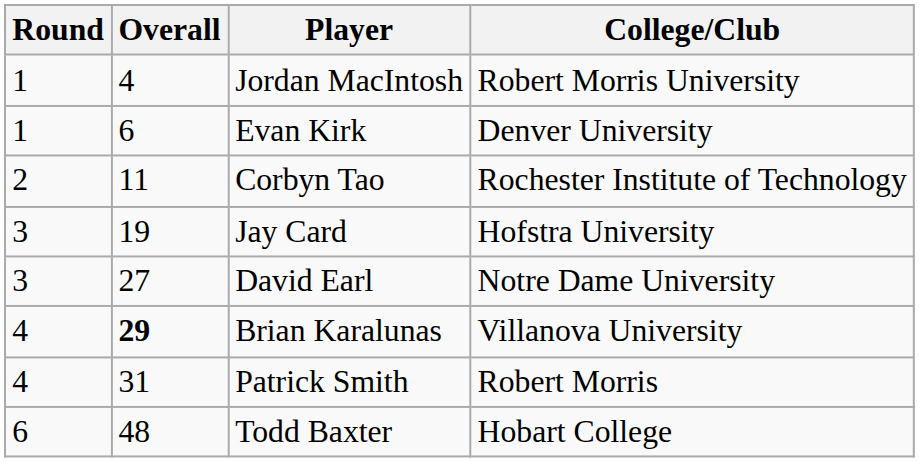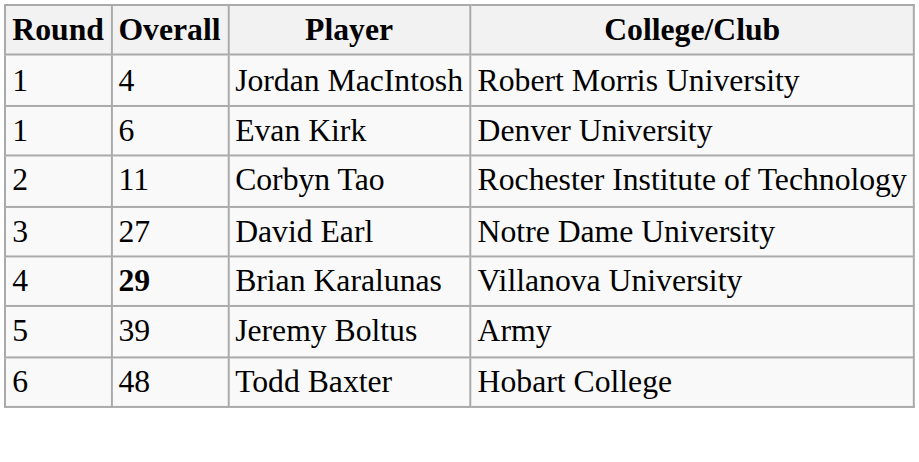- row: (291, 230)
- row: (322, 381)
+ row: (326, 331)
